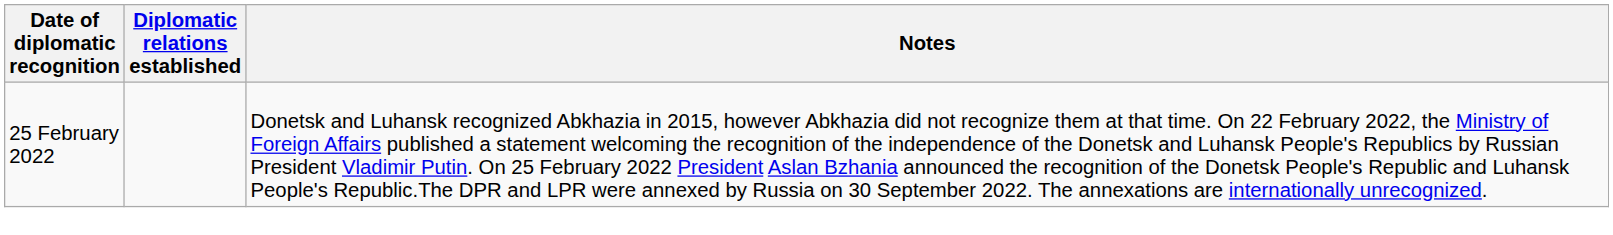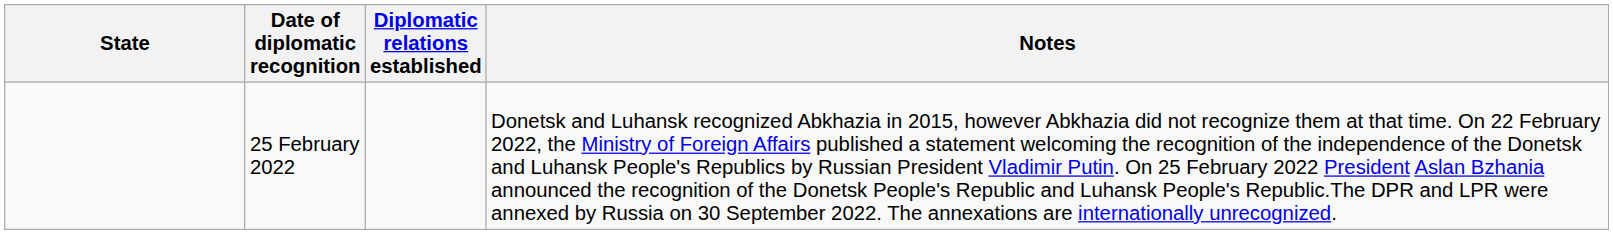+ column: (125, 43)
